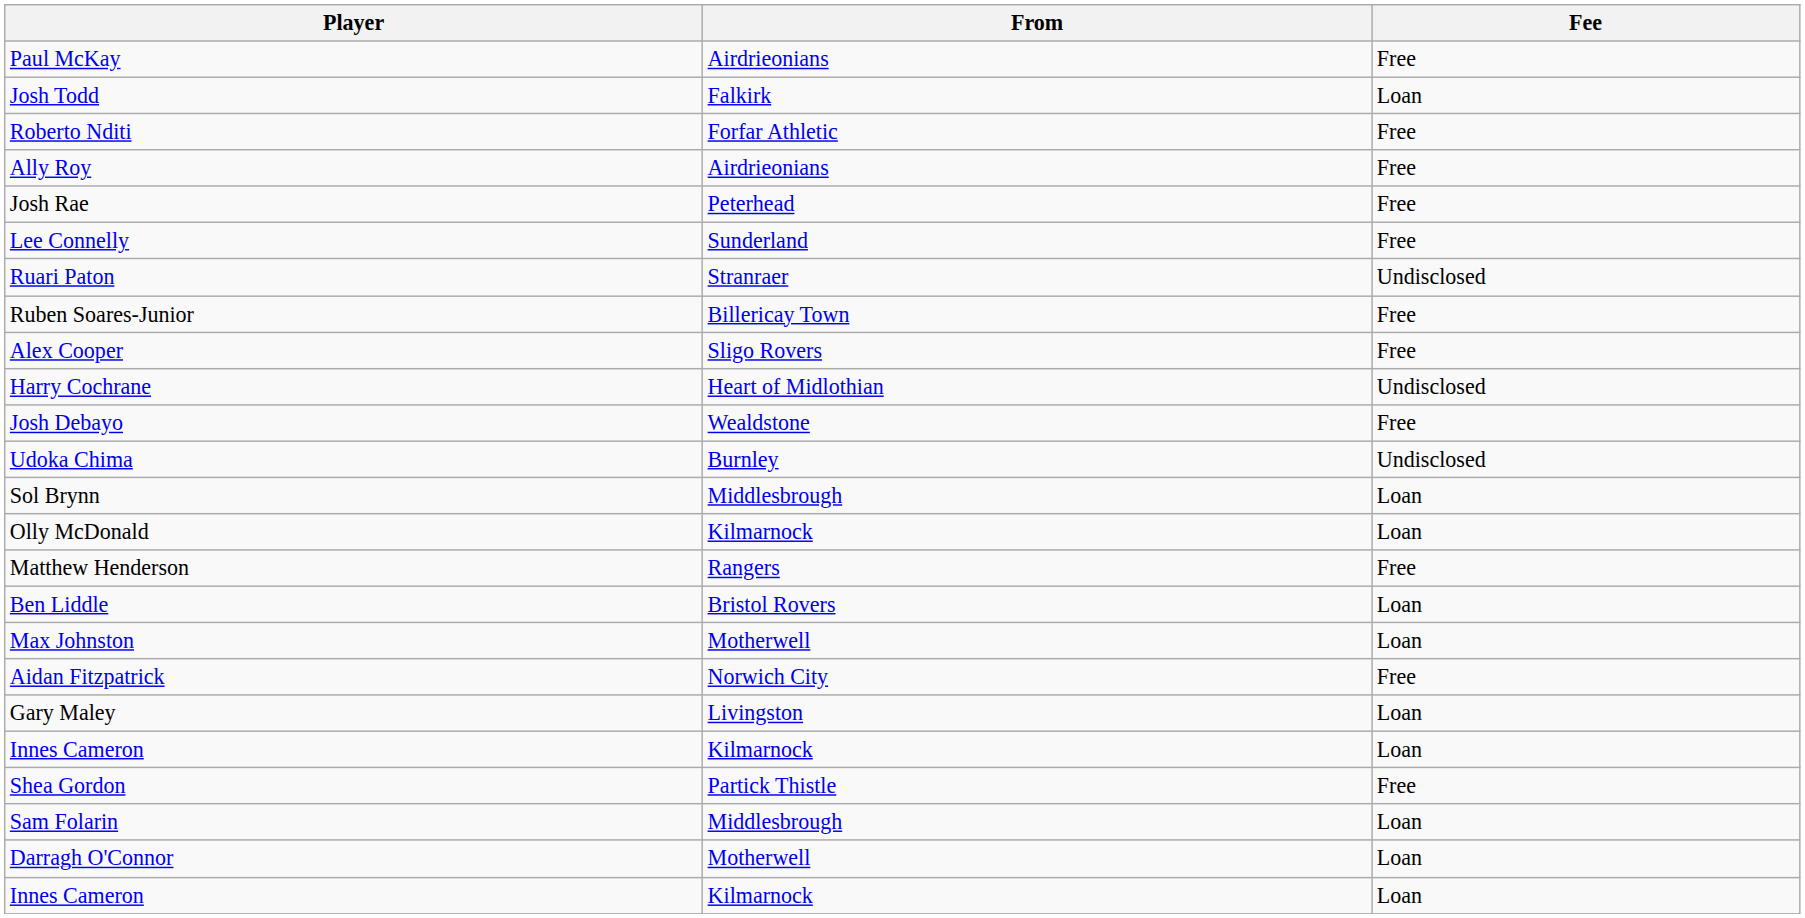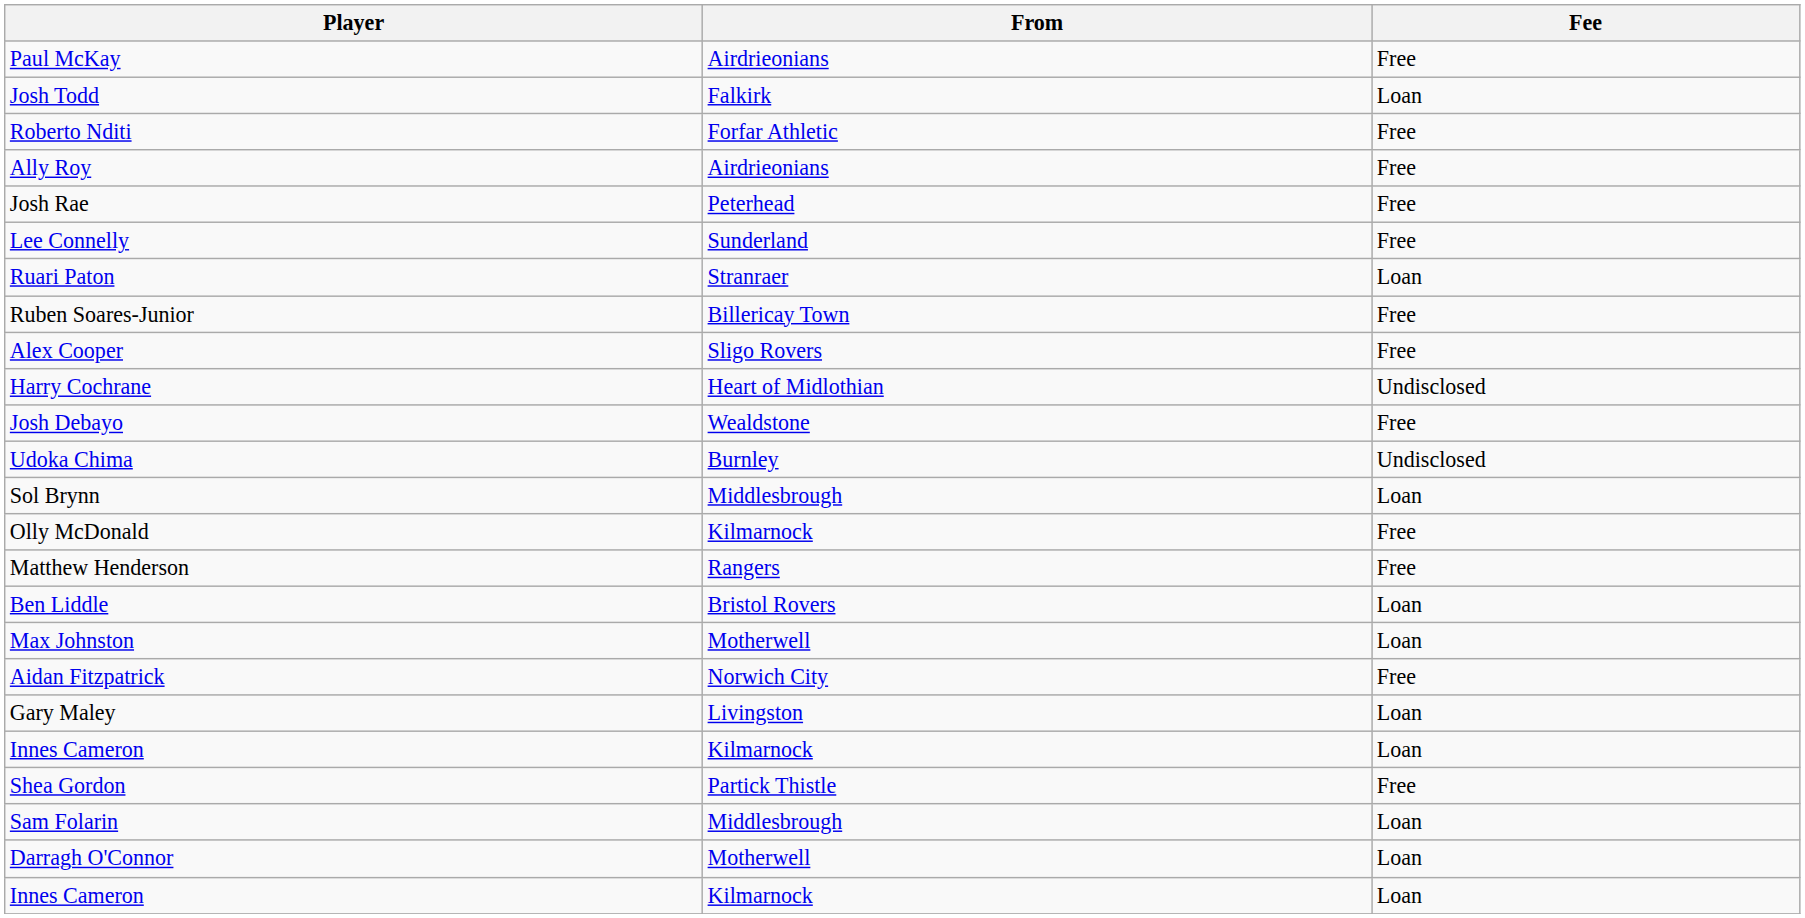(1431, 277) Undisclosed -> (1399, 277) Loan
(1399, 531) Loan -> (1396, 531) Free
